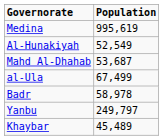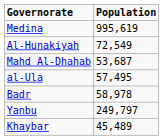(114, 45) 52,549 -> (114, 45) 72,549
(114, 78) 67,499 -> (114, 78) 57,495
